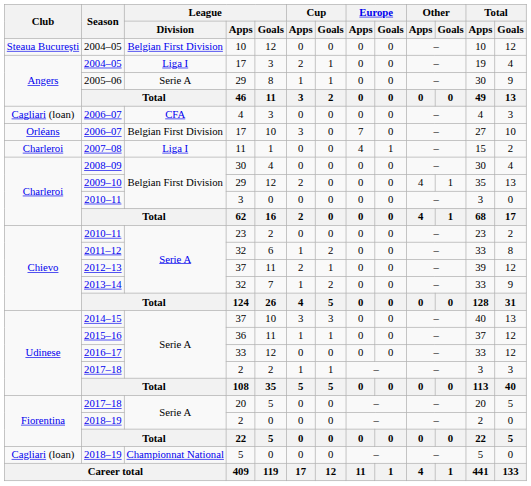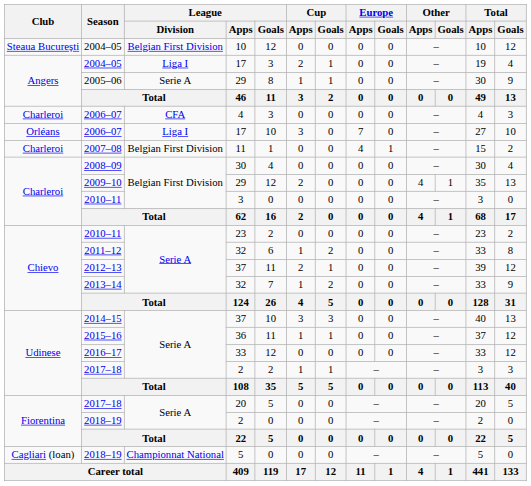(43, 115) Cagliari (loan) -> (43, 115) Charleroi
(175, 132) Belgian First Division -> (175, 132) Liga I
(175, 149) Liga I -> (175, 149) Belgian First Division
